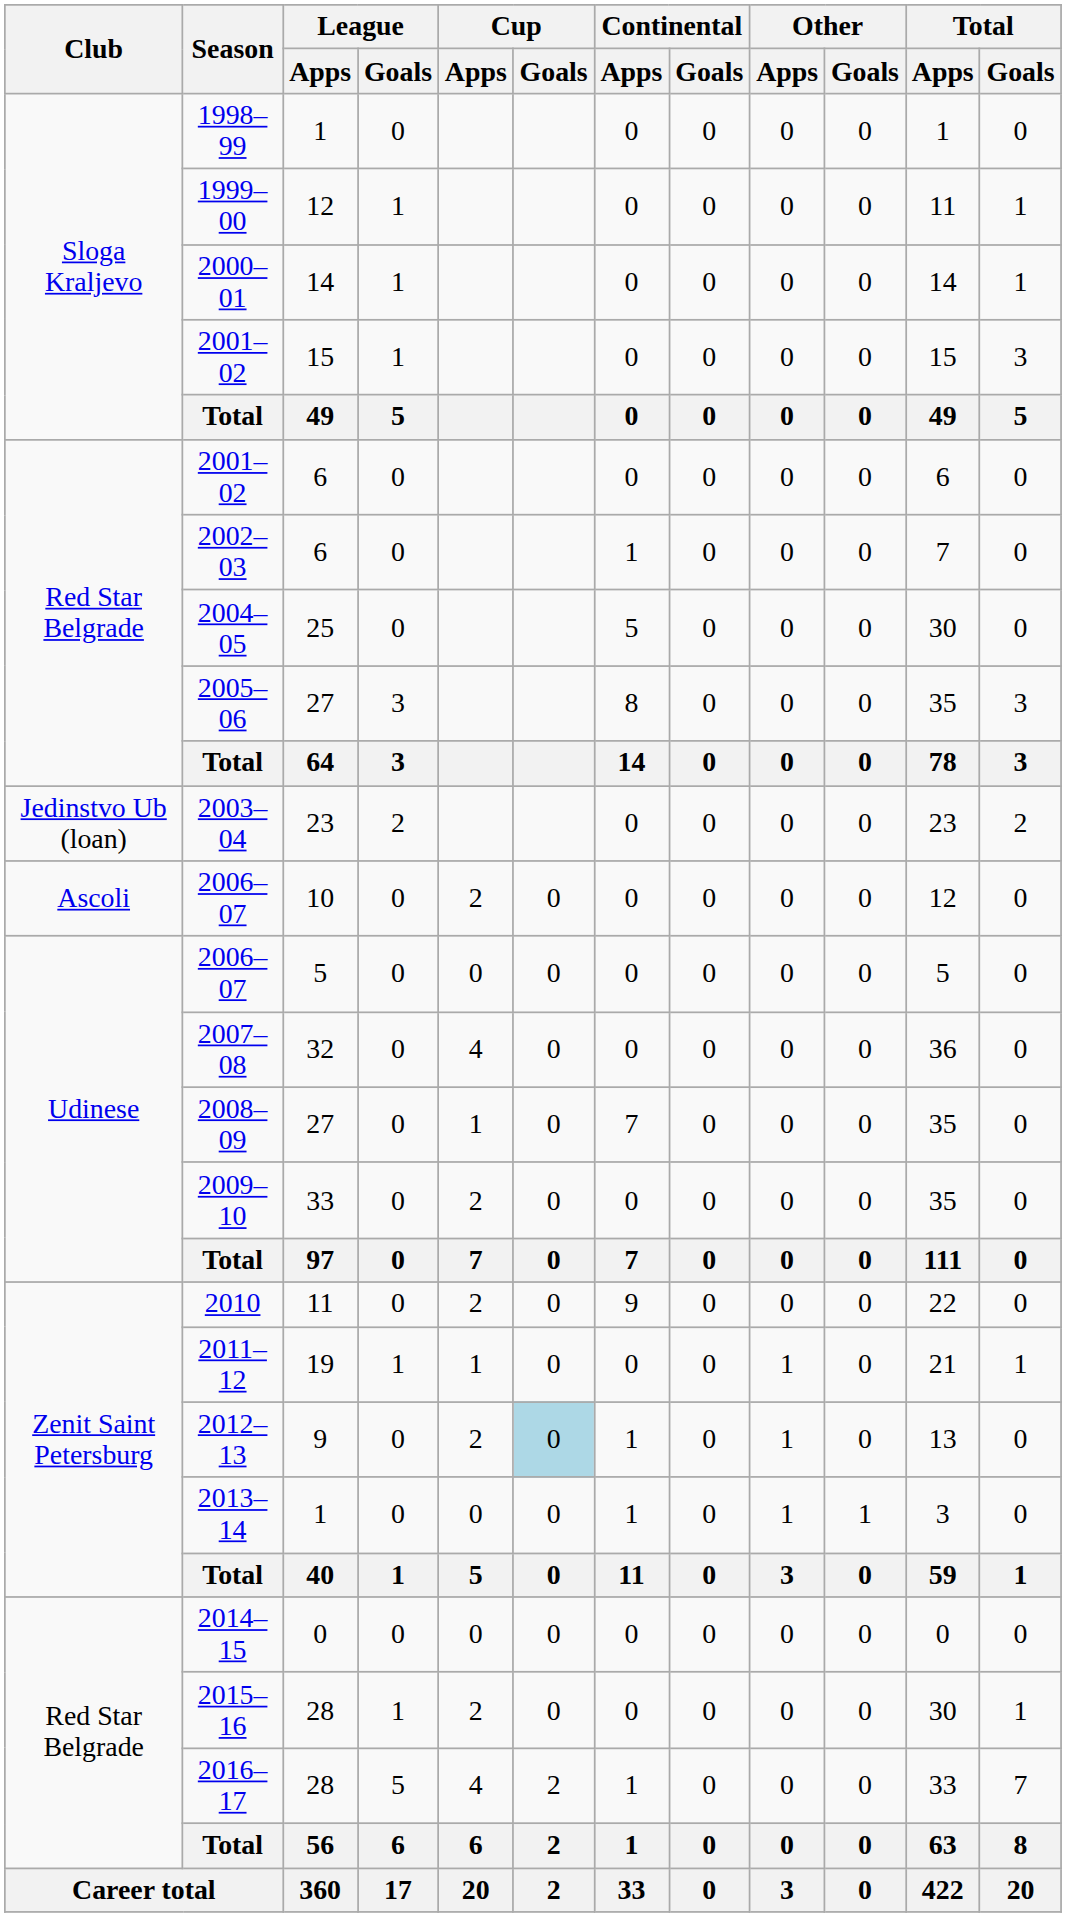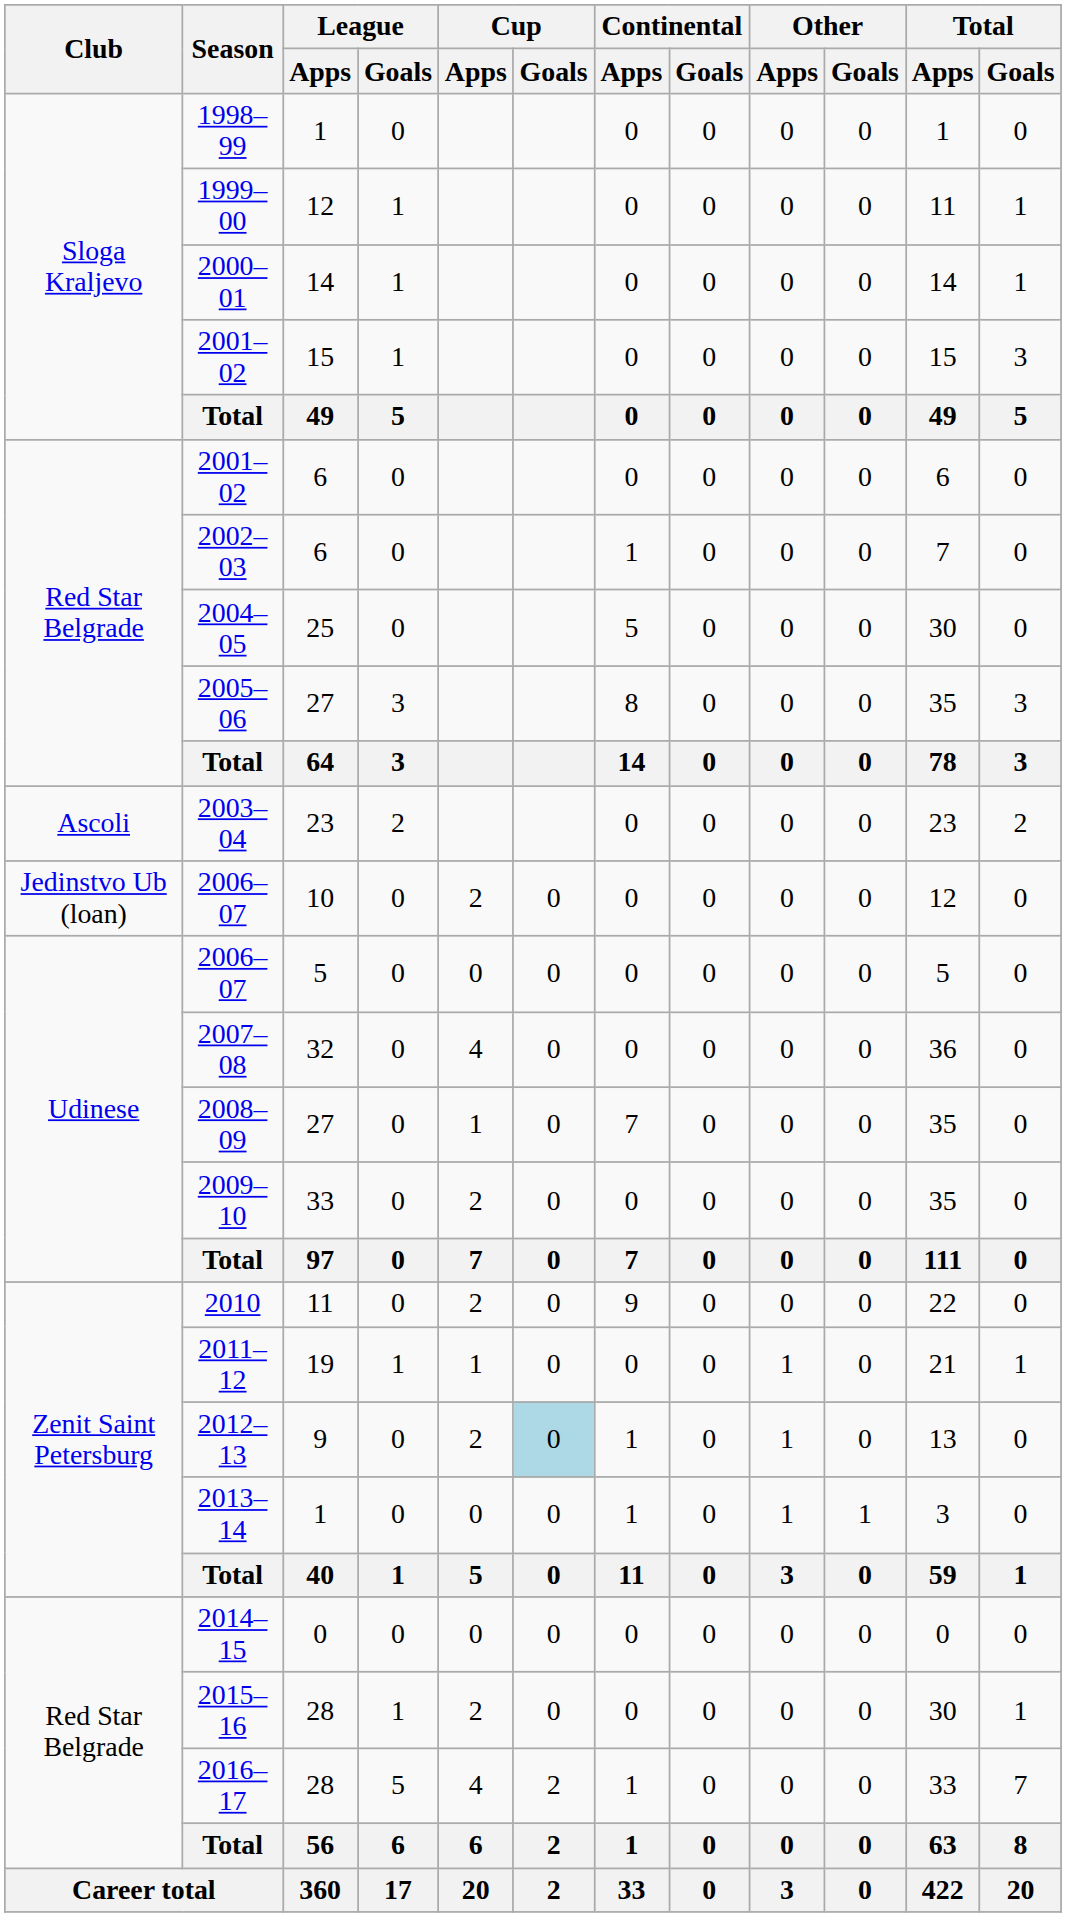(94, 822) Jedinstvo Ub (loan) -> (94, 822) Ascoli
(94, 898) Ascoli -> (94, 898) Jedinstvo Ub (loan)
